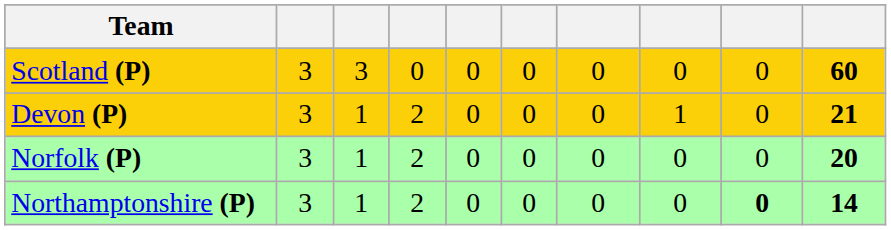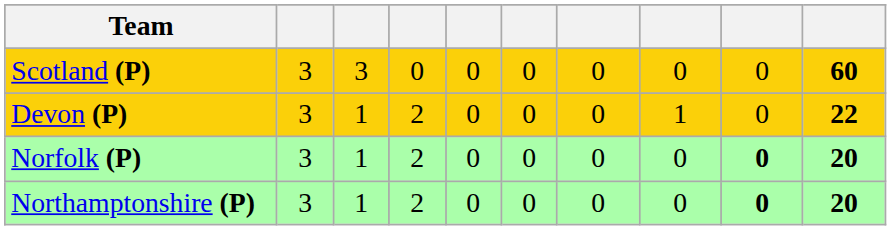(844, 114) 21 -> (844, 114) 22
(762, 158) normal -> (762, 158) bold
(844, 202) 14 -> (844, 202) 20
